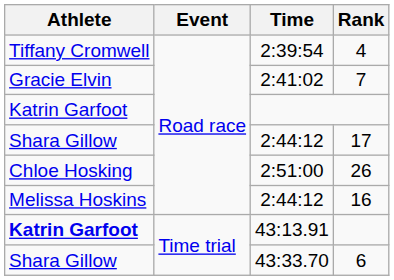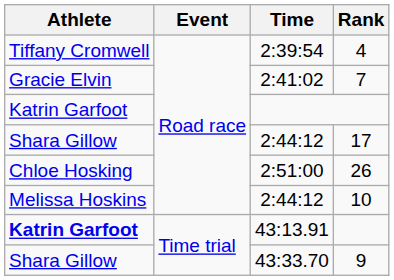(361, 200) 16 -> (361, 200) 10
(361, 260) 6 -> (361, 260) 9
